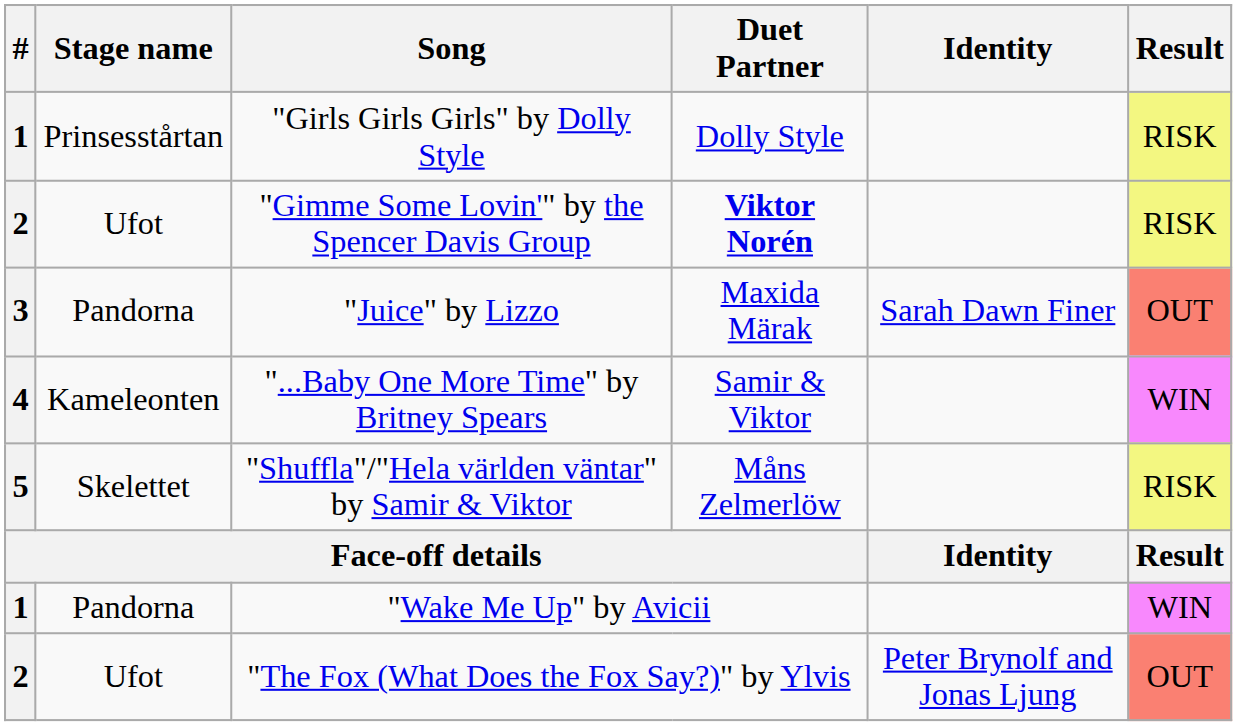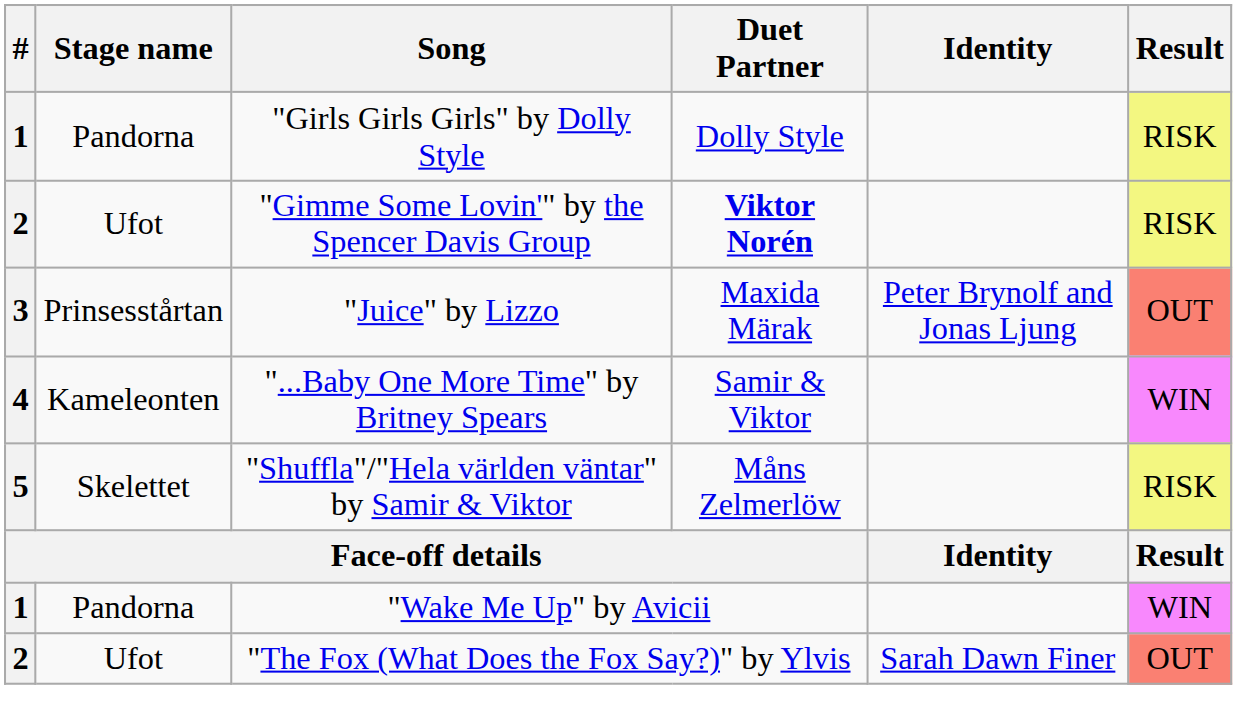(133, 135) Prinsesstårtan -> (133, 135) Pandorna
(133, 311) Pandorna -> (133, 311) Prinsesstårtan
(998, 311) Sarah Dawn Finer -> (998, 311) Peter Brynolf and Jonas Ljung
(998, 676) Peter Brynolf and Jonas Ljung -> (998, 658) Sarah Dawn Finer
